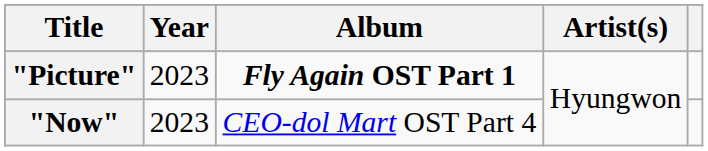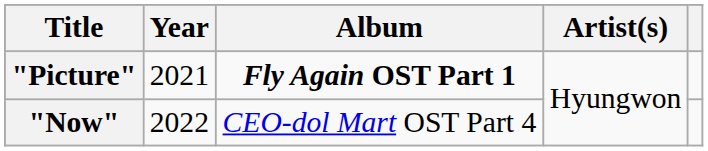(179, 74) 2023 -> (179, 74) 2021
(179, 121) 2023 -> (179, 121) 2022
